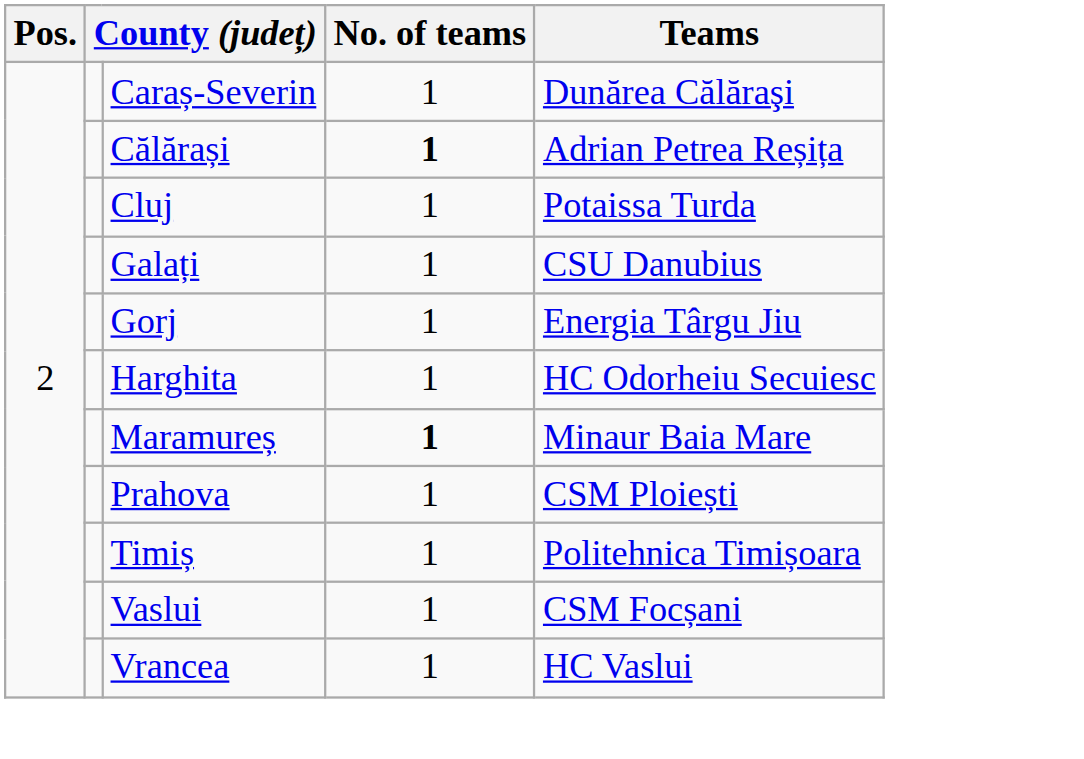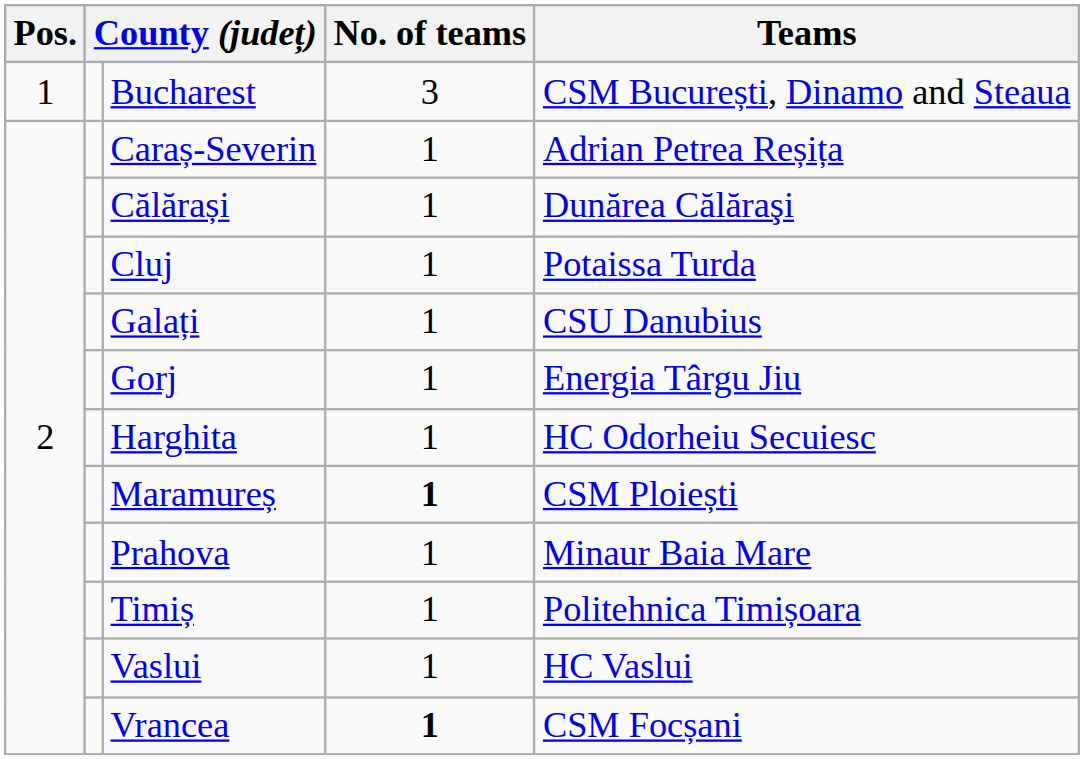+ row: (183, 90)
(668, 90) Dunărea Călăraşi -> (693, 148) Adrian Petrea Reșița
(430, 148) bold -> (430, 206) normal
(693, 148) Adrian Petrea Reșița -> (668, 206) Dunărea Călăraşi
(677, 436) Minaur Baia Mare -> (640, 494) CSM Ploiești
(640, 494) CSM Ploiești -> (677, 551) Minaur Baia Mare
(642, 609) CSM Focșani -> (618, 666) HC Vaslui
(430, 666) normal -> (430, 724) bold
(618, 666) HC Vaslui -> (642, 724) CSM Focșani
